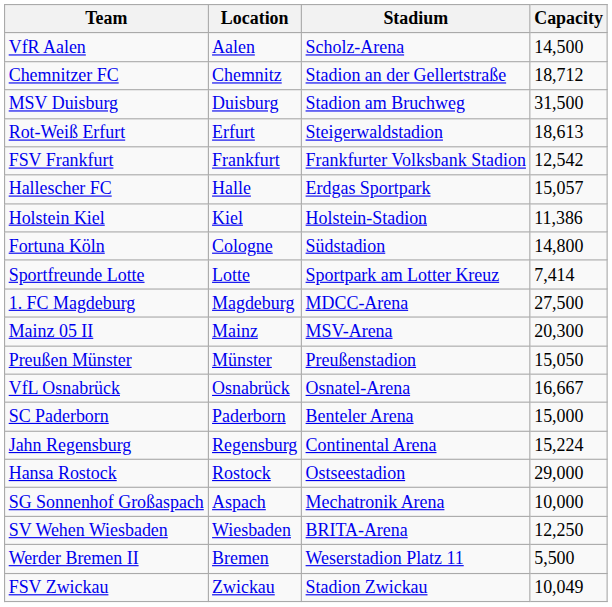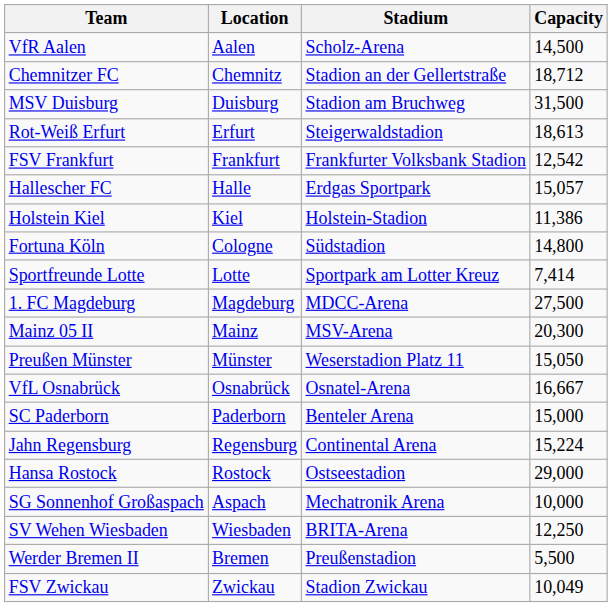(361, 359) Preußenstadion -> (385, 359) Weserstadion Platz 11
(385, 558) Weserstadion Platz 11 -> (361, 558) Preußenstadion
